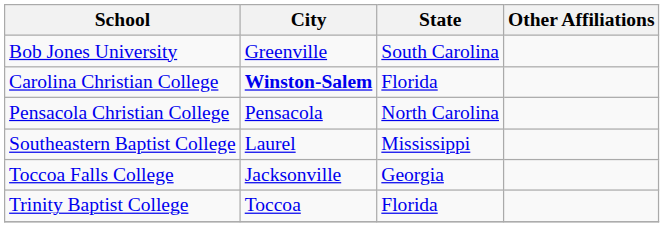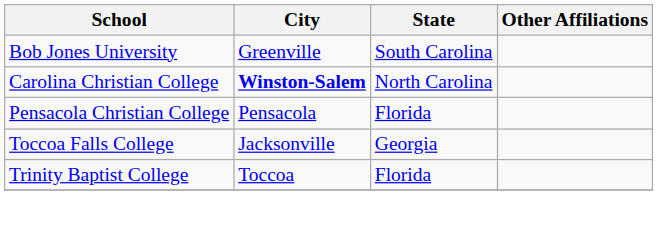(410, 81) Florida -> (434, 81) North Carolina
(440, 112) North Carolina -> (403, 112) Florida
- row: (122, 143)
